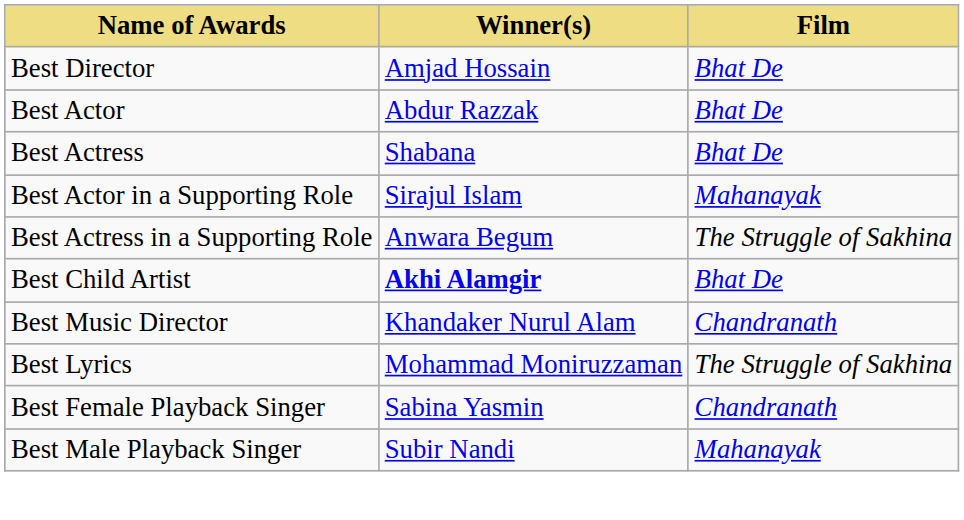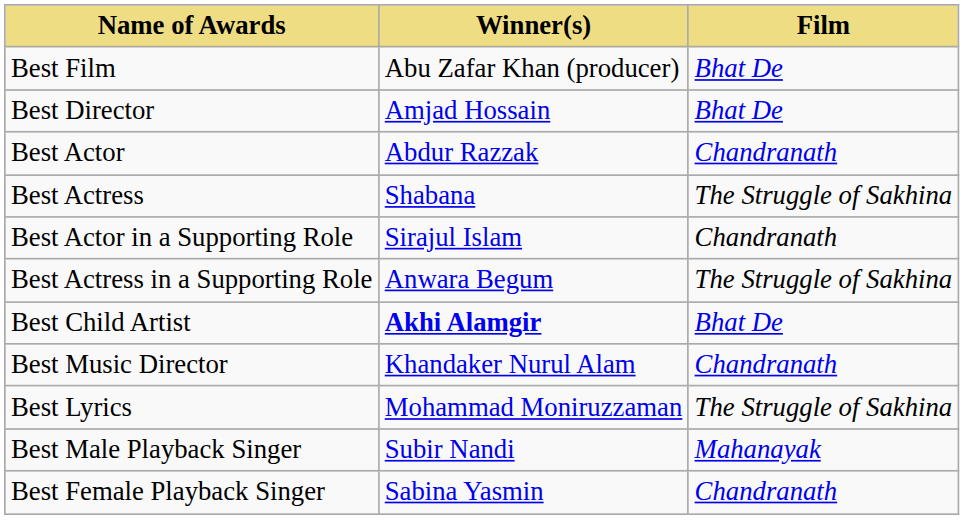+ row: (63, 68)
(739, 110) Bhat De -> (766, 152) Chandranath
(739, 152) Bhat De -> (823, 195) The Struggle of Sakhina
(758, 195) Mahanayak -> (766, 237) Chandranath
rows swapped: (156, 449) <-> (168, 407)
